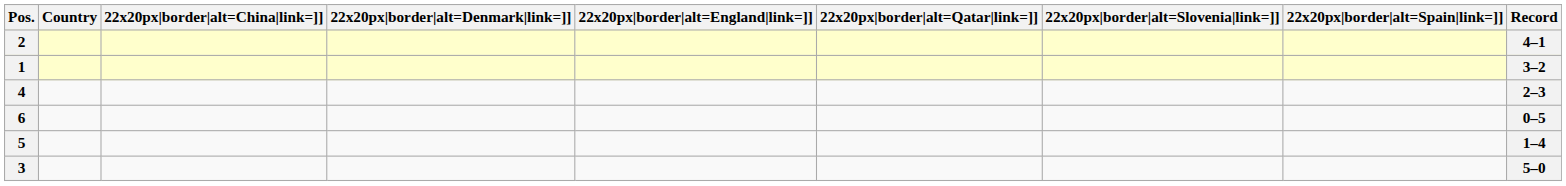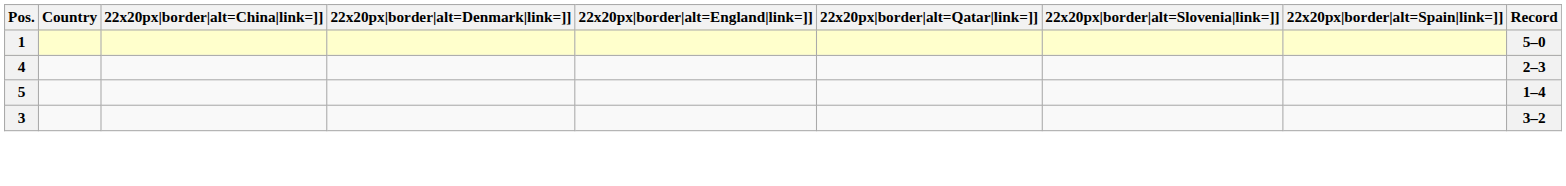- row: (21, 42)
(1534, 67) 3–2 -> (1534, 42) 5–0
- row: (21, 118)
(1534, 168) 5–0 -> (1534, 118) 3–2
